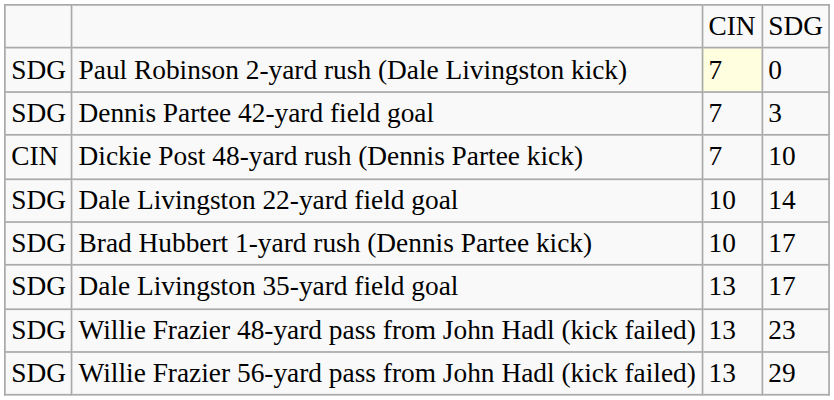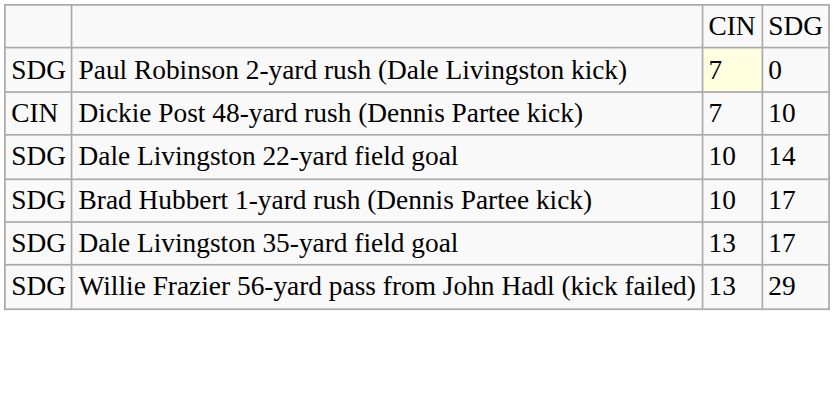- row: (256, 112)
- row: (387, 329)
